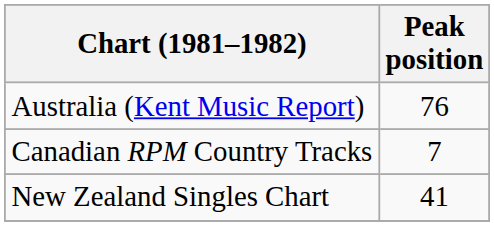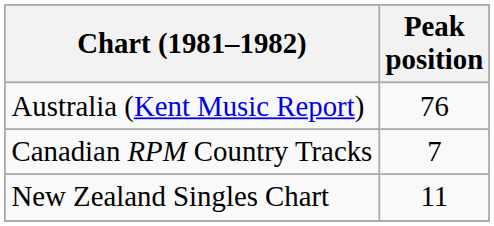(434, 196) 41 -> (434, 196) 11
